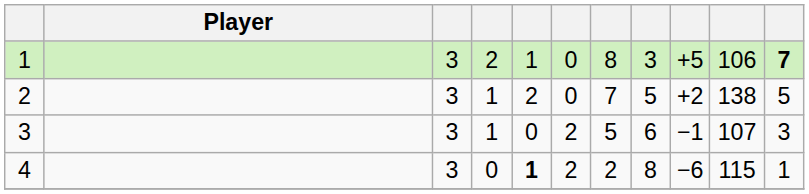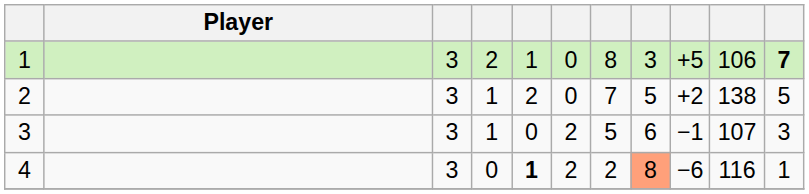(650, 170) no background -> (650, 170) lightsalmon background
(737, 170) 115 -> (737, 170) 116
